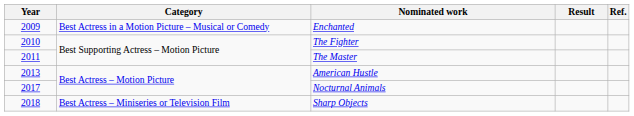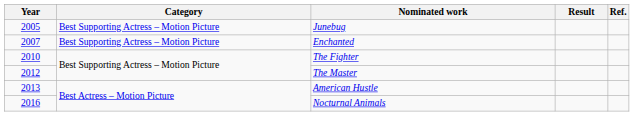+ row: (329, 27)
(31, 27) 2009 -> (31, 42) 2007
(164, 27) Best Actress in a Motion Picture – Musical or Comedy -> (139, 42) Best Supporting Actress – Motion Picture
(31, 57) 2011 -> (31, 73) 2012
(31, 88) 2017 -> (31, 103) 2016
- row: (340, 103)
